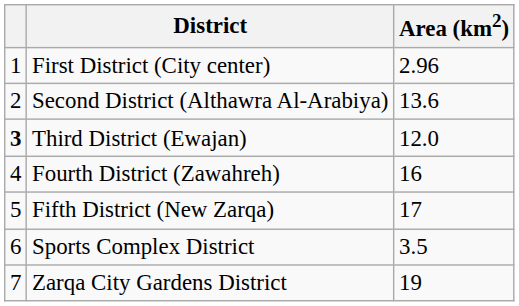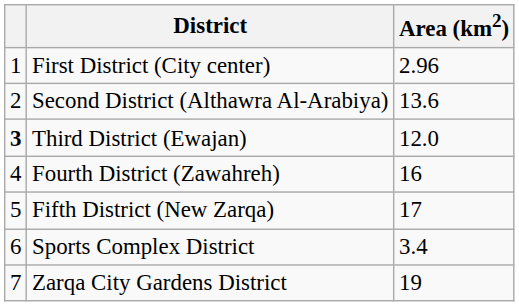(413, 246) 3.5 -> (413, 246) 3.4
